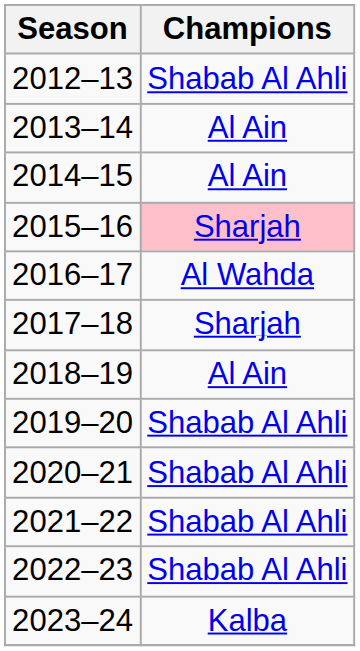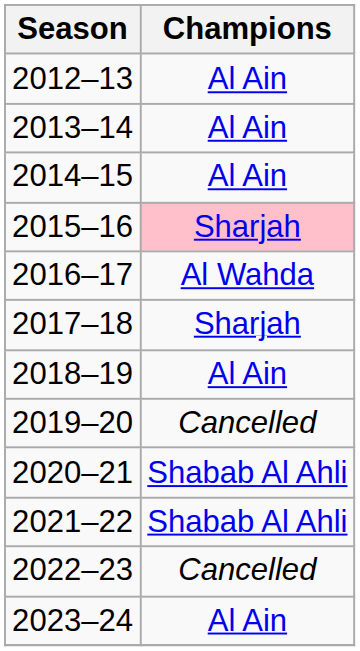(247, 78) Shabab Al Ahli -> (247, 78) Al Ain
(247, 422) Shabab Al Ahli -> (247, 422) Cancelled
(247, 570) Shabab Al Ahli -> (247, 570) Cancelled
(247, 619) Kalba -> (247, 619) Al Ain
